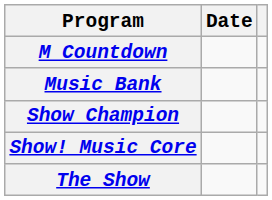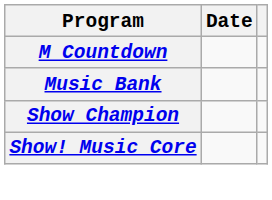- row: (103, 180)
